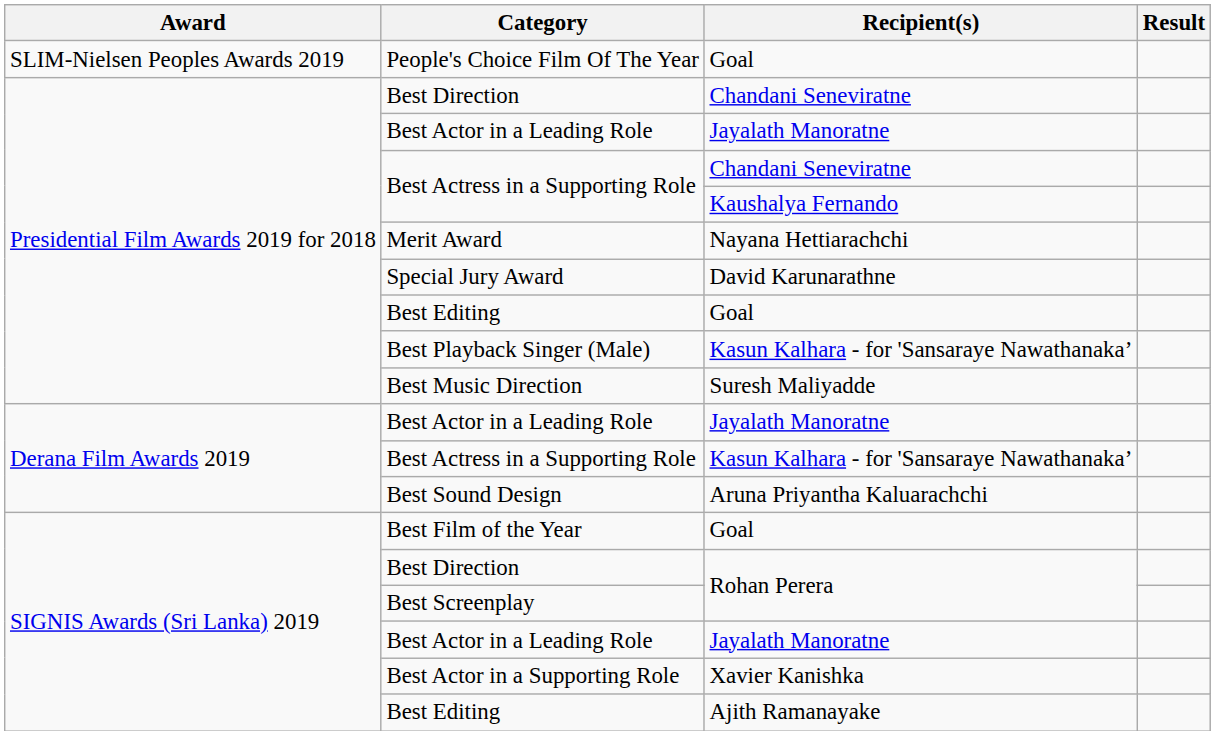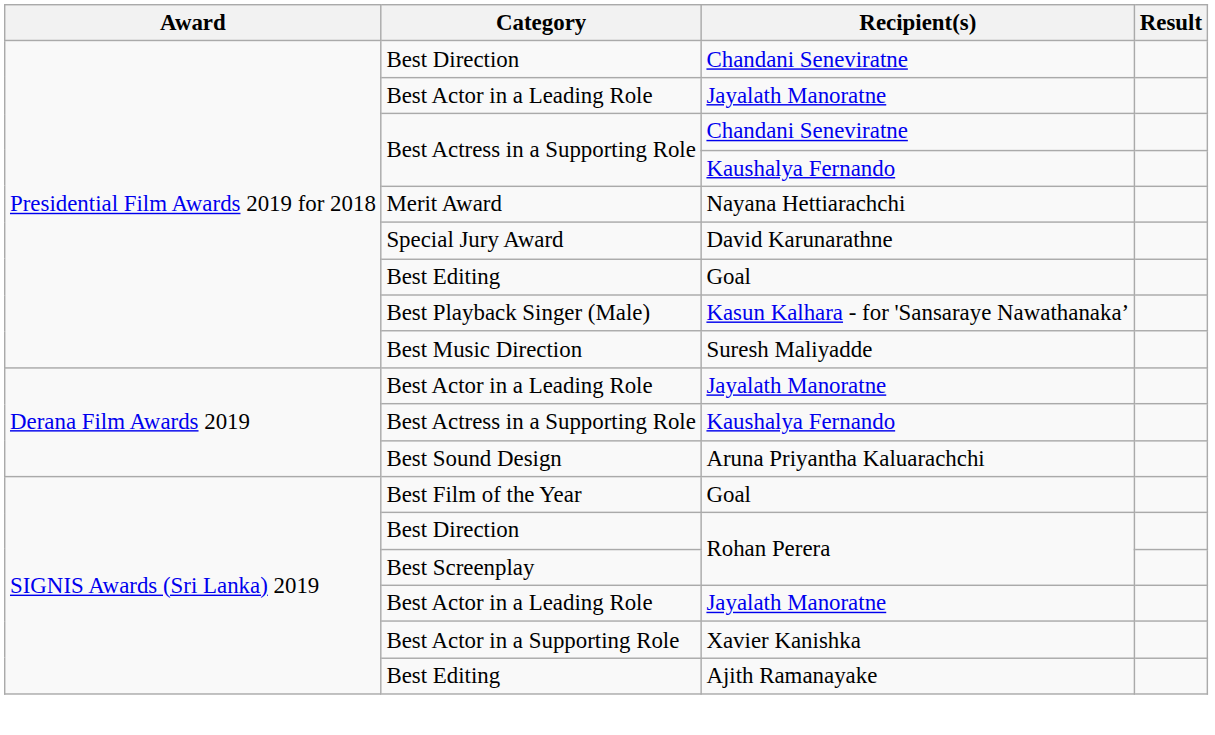- row: (177, 58)
(921, 458) Kasun Kalhara - for 'Sansaraye Nawathanaka’ -> (801, 421) Kaushalya Fernando
